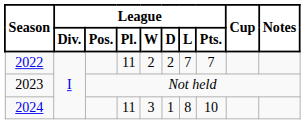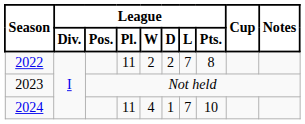(211, 62) 7 -> (211, 62) 8
(151, 107) 3 -> (151, 107) 4
(188, 107) 8 -> (188, 107) 7
